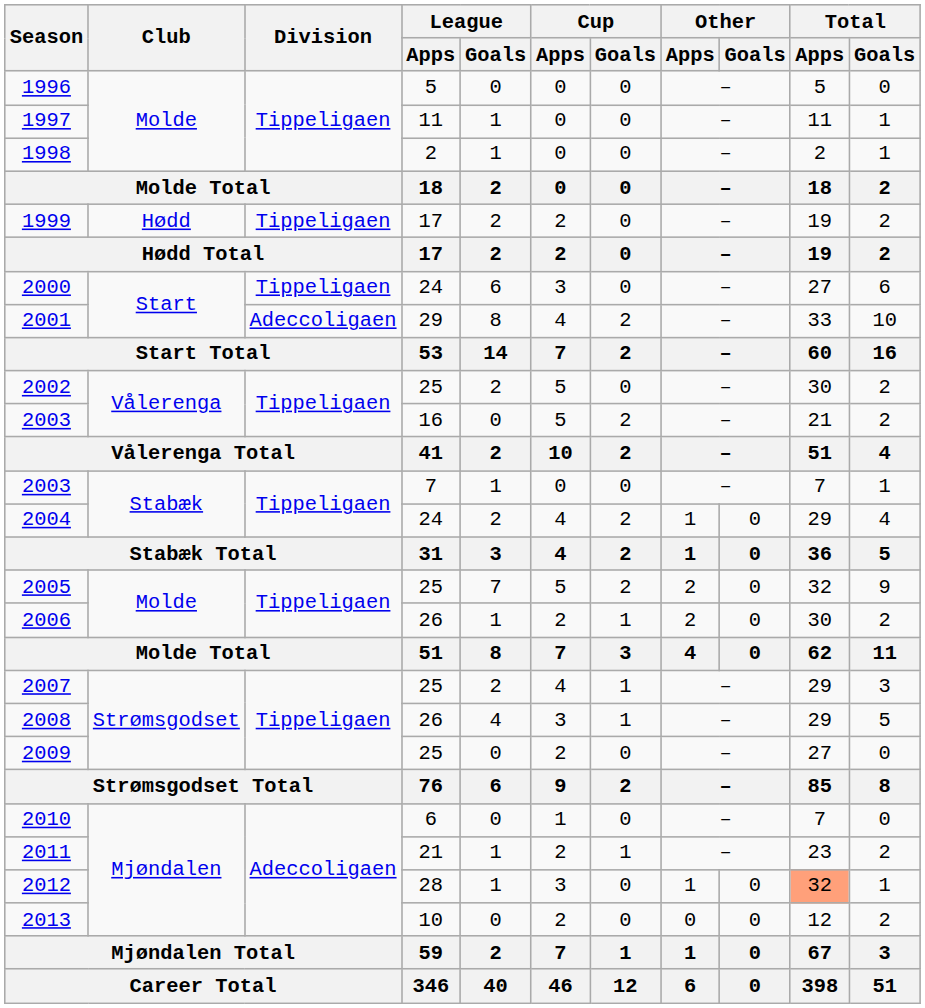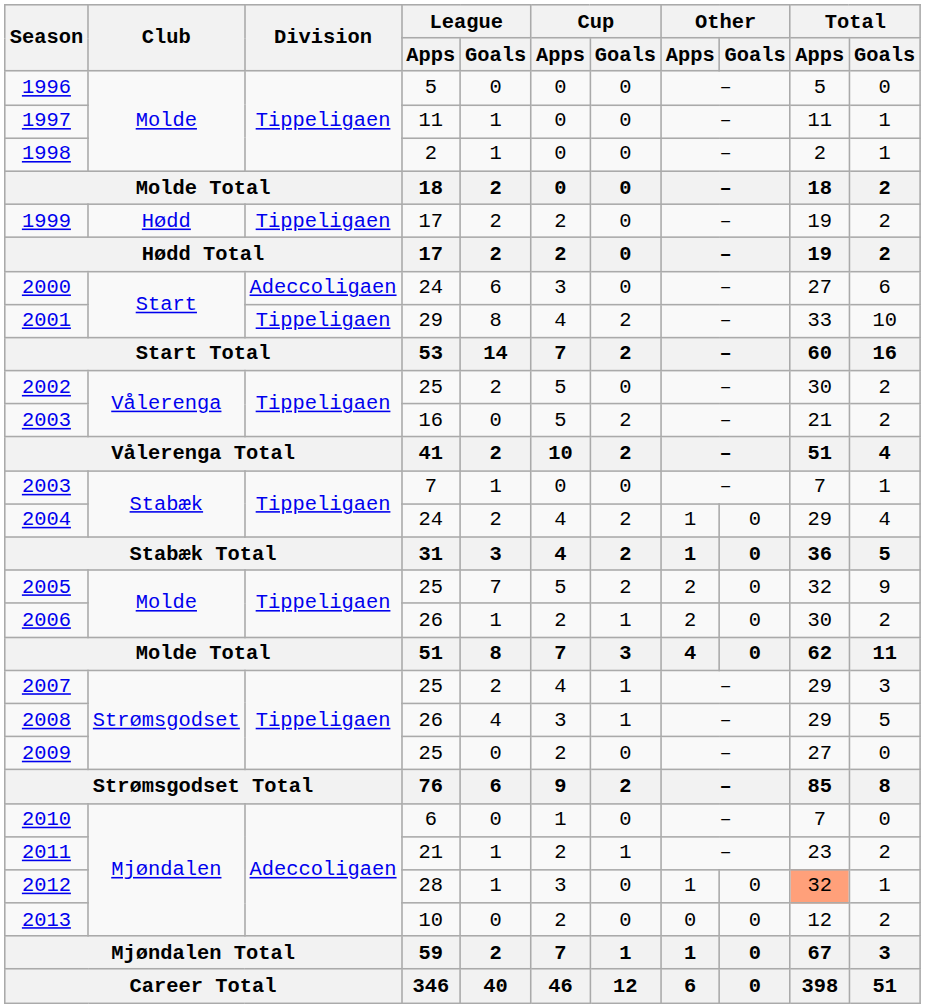(323, 288) Tippeligaen -> (323, 288) Adeccoligaen
(323, 321) Adeccoligaen -> (323, 321) Tippeligaen
